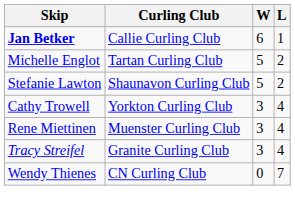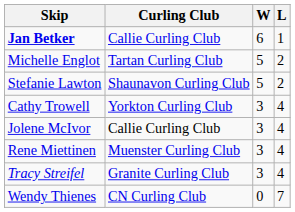+ row: (49, 128)
